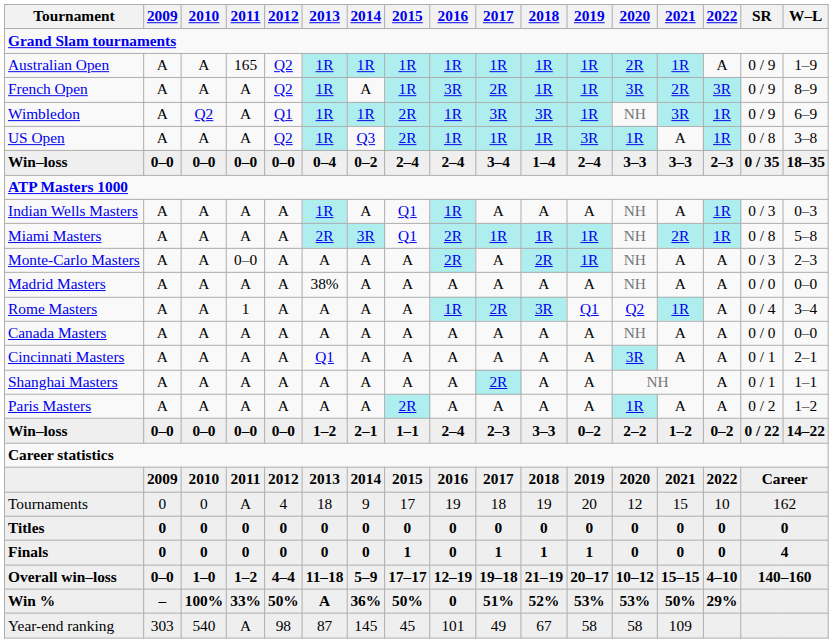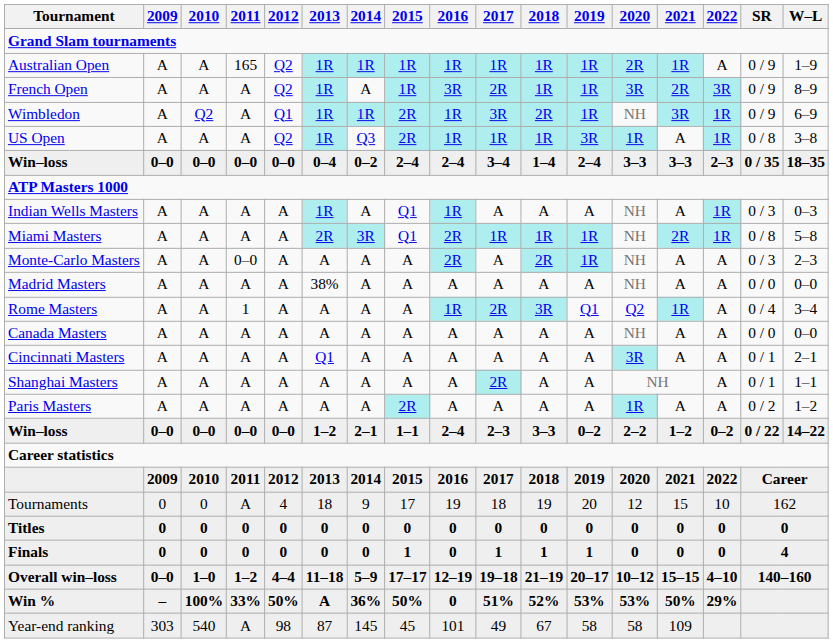(544, 114) 3R -> (544, 114) 2R
